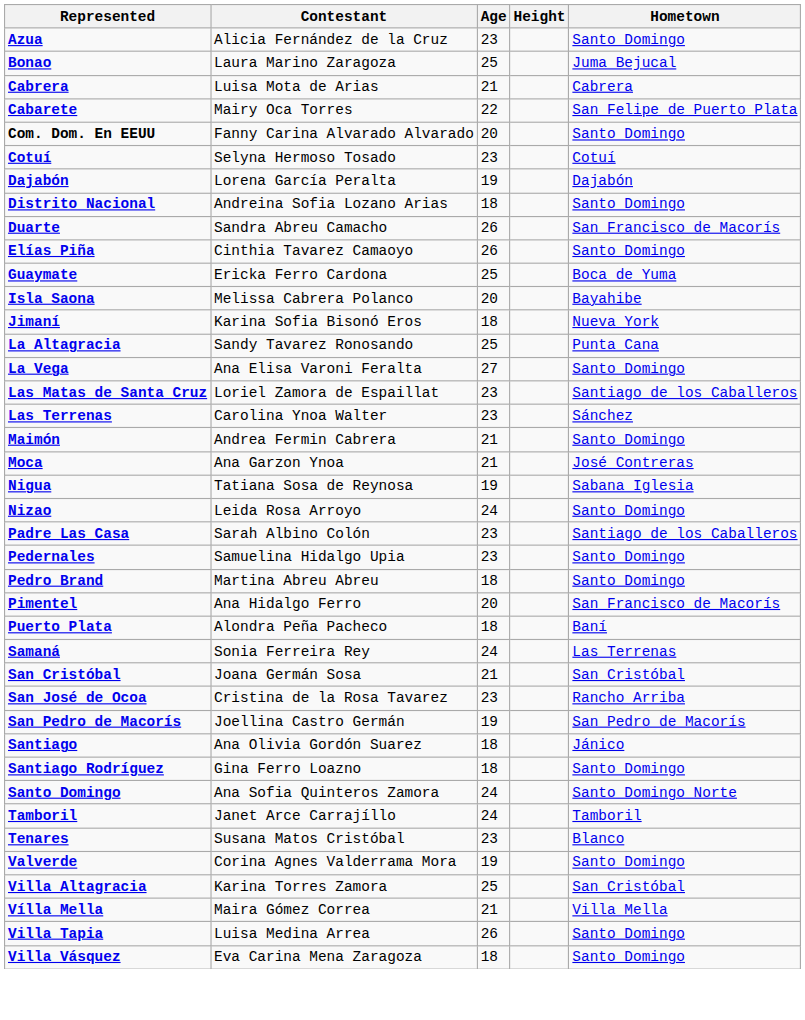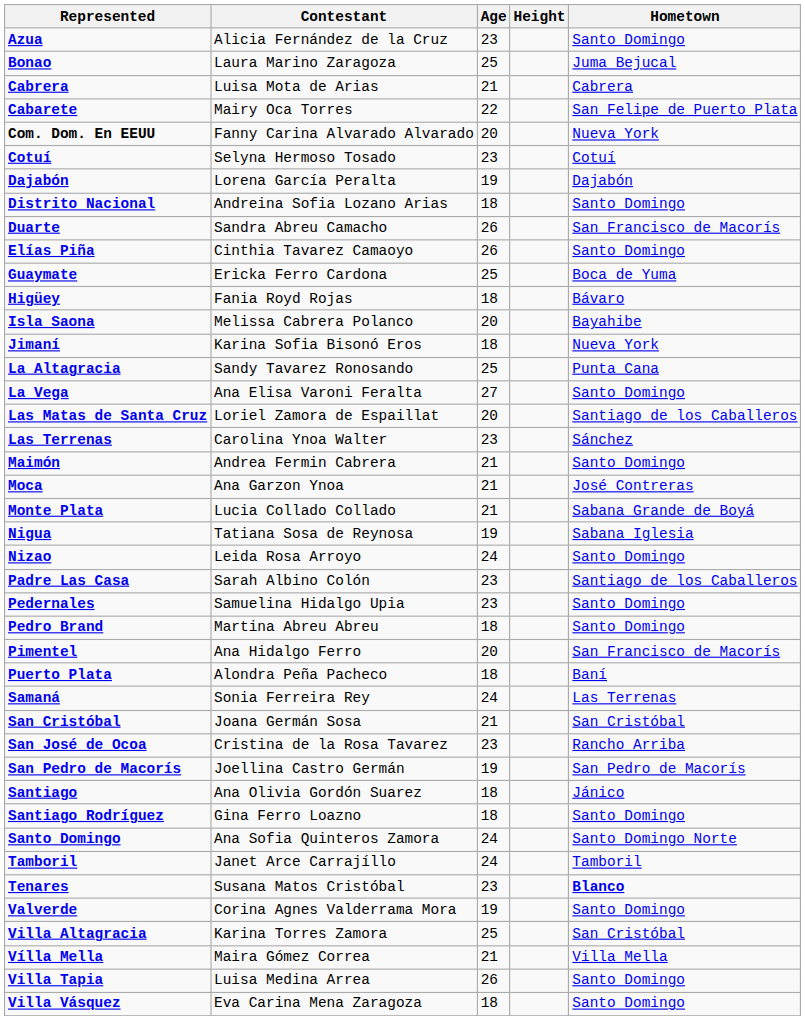(629, 134) Santo Domingo -> (616, 134) Nueva York
+ row: (34, 299)
(489, 393) 23 -> (489, 416) 20
+ row: (56, 510)
(598, 839) normal -> (598, 886) bold
